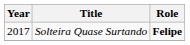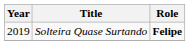(18, 31) 2017 -> (18, 31) 2019
